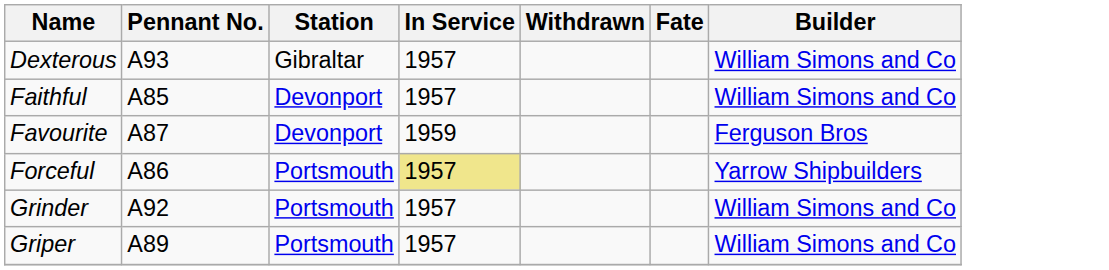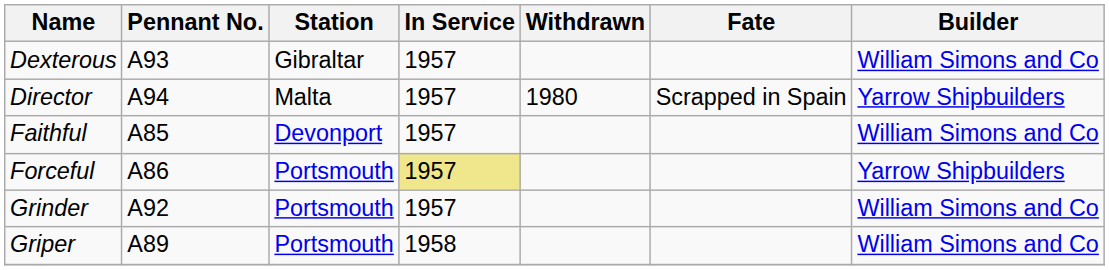+ row: (51, 97)
- row: (59, 134)
(431, 245) 1957 -> (431, 245) 1958
